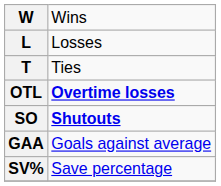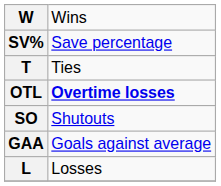rows swapped: (26, 43) <-> (26, 169)
(86, 119) bold -> (83, 119) normal
